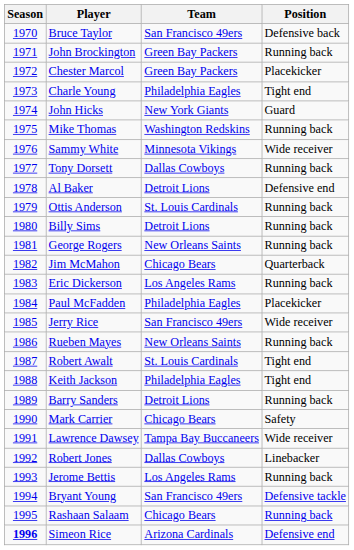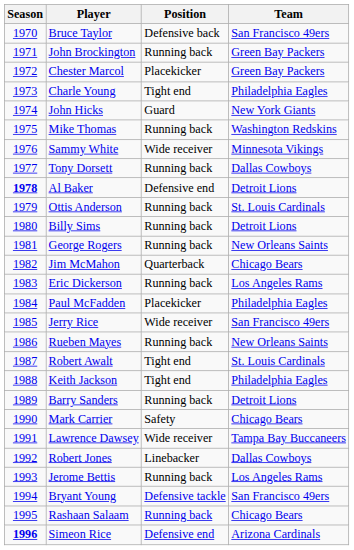columns swapped: (202, 14) <-> (305, 14)
(25, 187) normal -> (25, 187) bold
